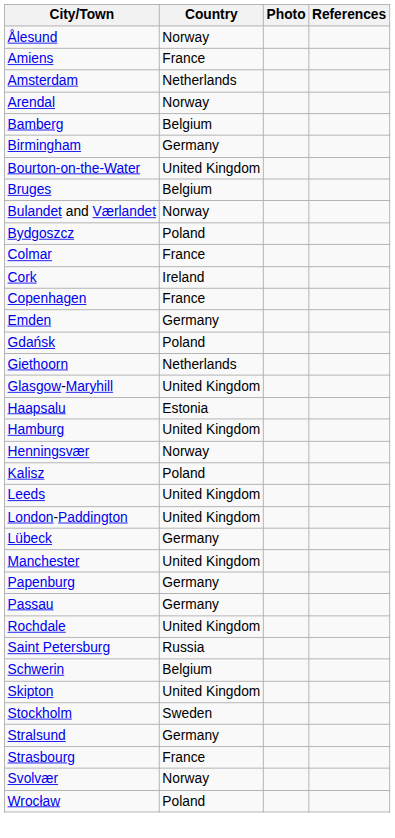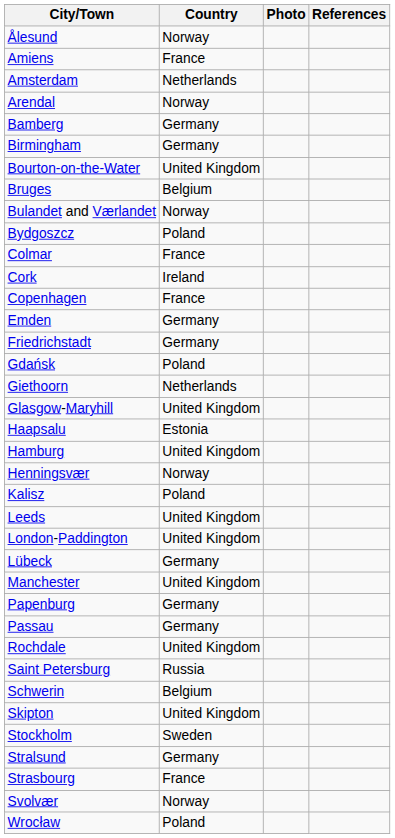(187, 124) Belgium -> (191, 124) Germany
+ row: (49, 342)
